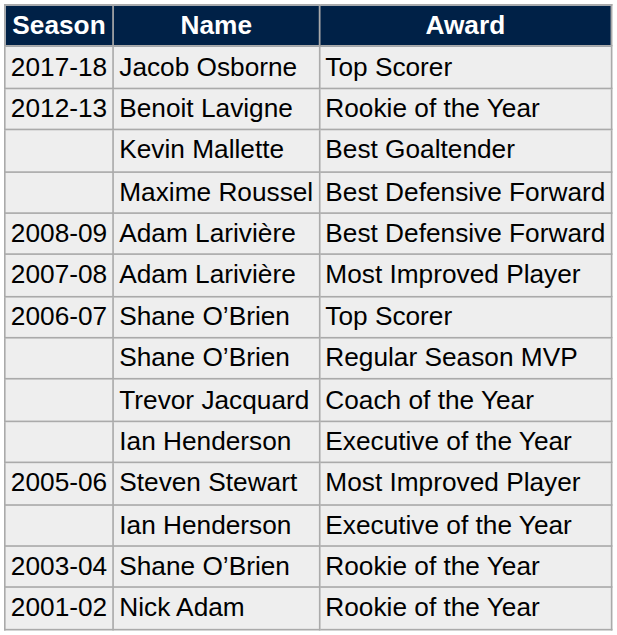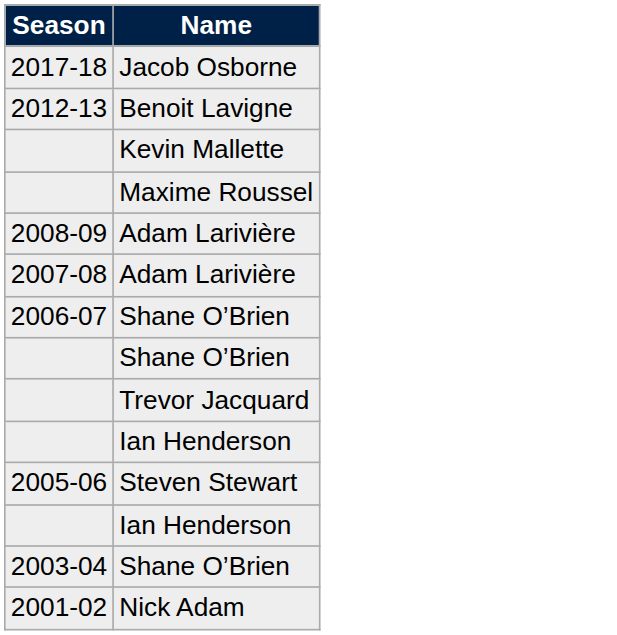- column: (465, 25)
